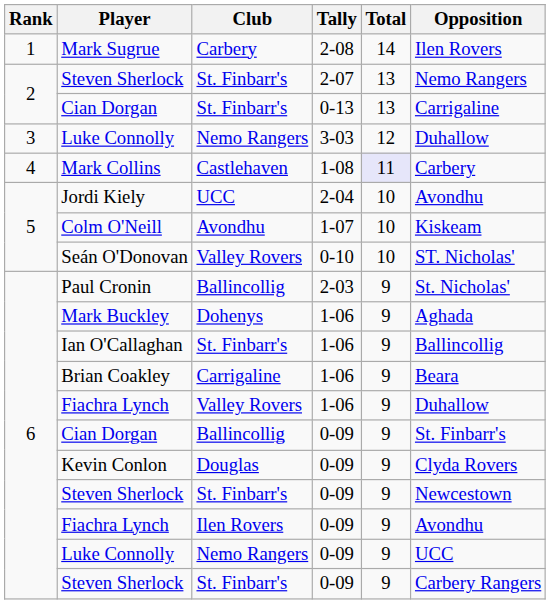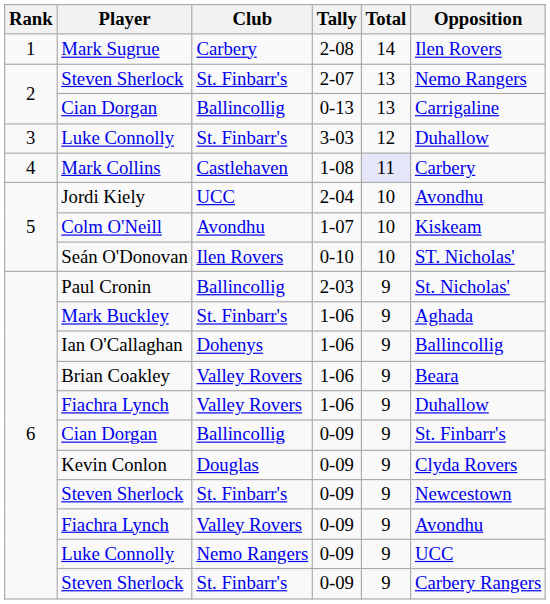(242, 108) St. Finbarr's -> (241, 108) Ballincollig
(252, 138) Nemo Rangers -> (242, 138) St. Finbarr's
(249, 256) Valley Rovers -> (240, 256) Ilen Rovers
(230, 316) Dohenys -> (242, 316) St. Finbarr's
(242, 345) St. Finbarr's -> (230, 345) Dohenys
(239, 375) Carrigaline -> (249, 375) Valley Rovers
(240, 524) Ilen Rovers -> (249, 524) Valley Rovers
